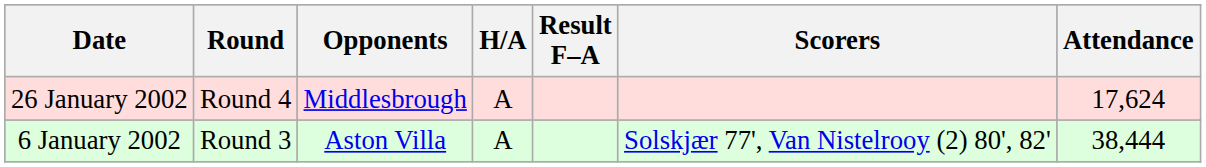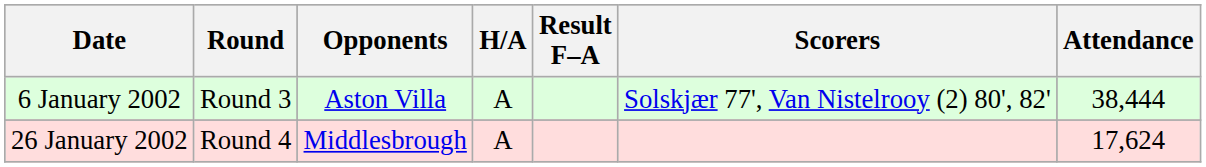rows swapped: (99, 140) <-> (99, 98)
